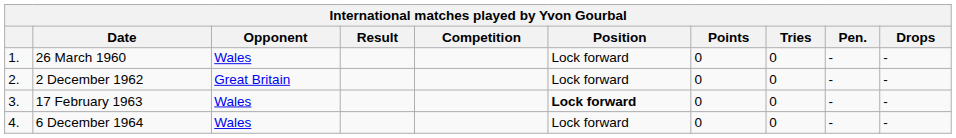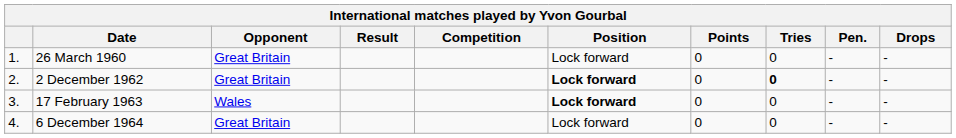(233, 58) Wales -> (252, 58) Great Britain
(590, 80) normal -> (594, 80) bold
(773, 80) normal -> (773, 80) bold
(233, 122) Wales -> (252, 122) Great Britain
